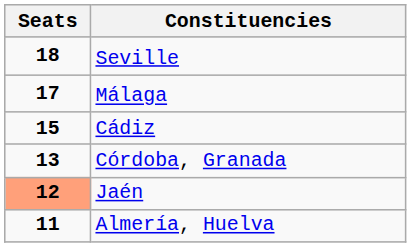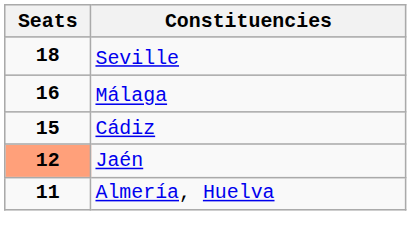(48, 93) 17 -> (48, 93) 16
- row: (191, 161)
